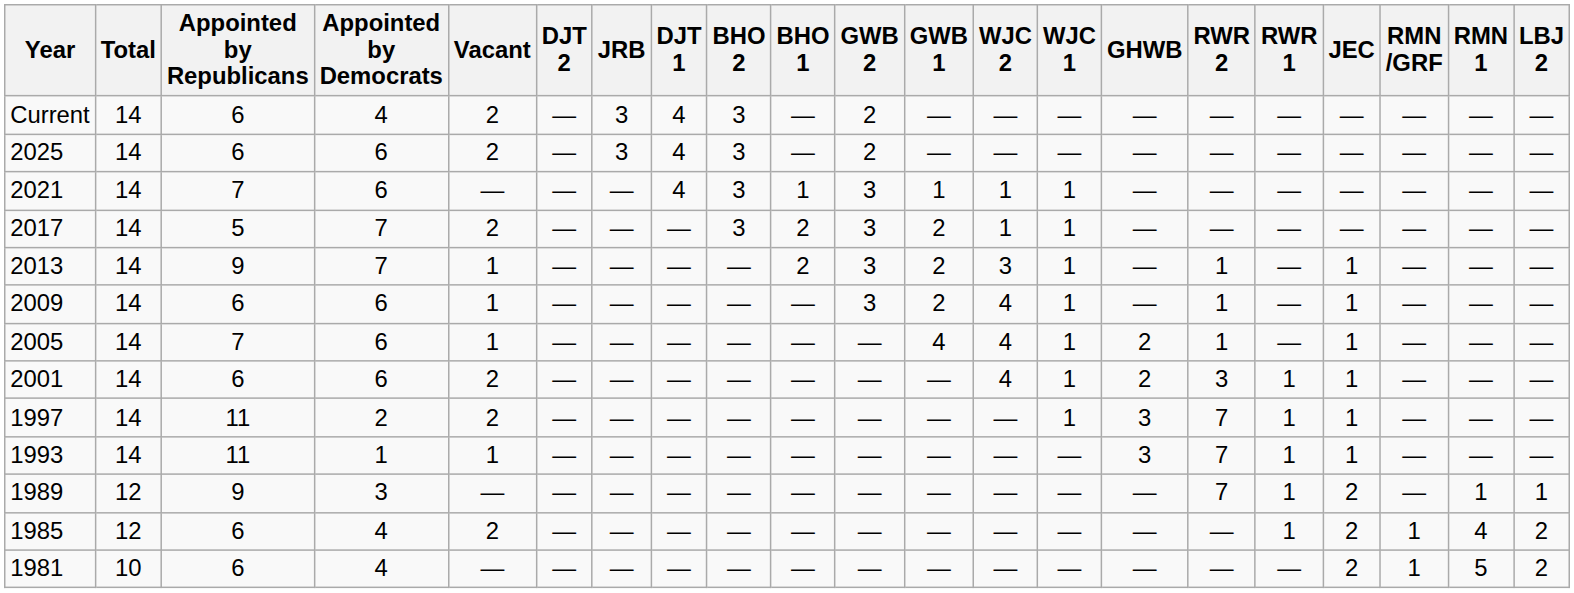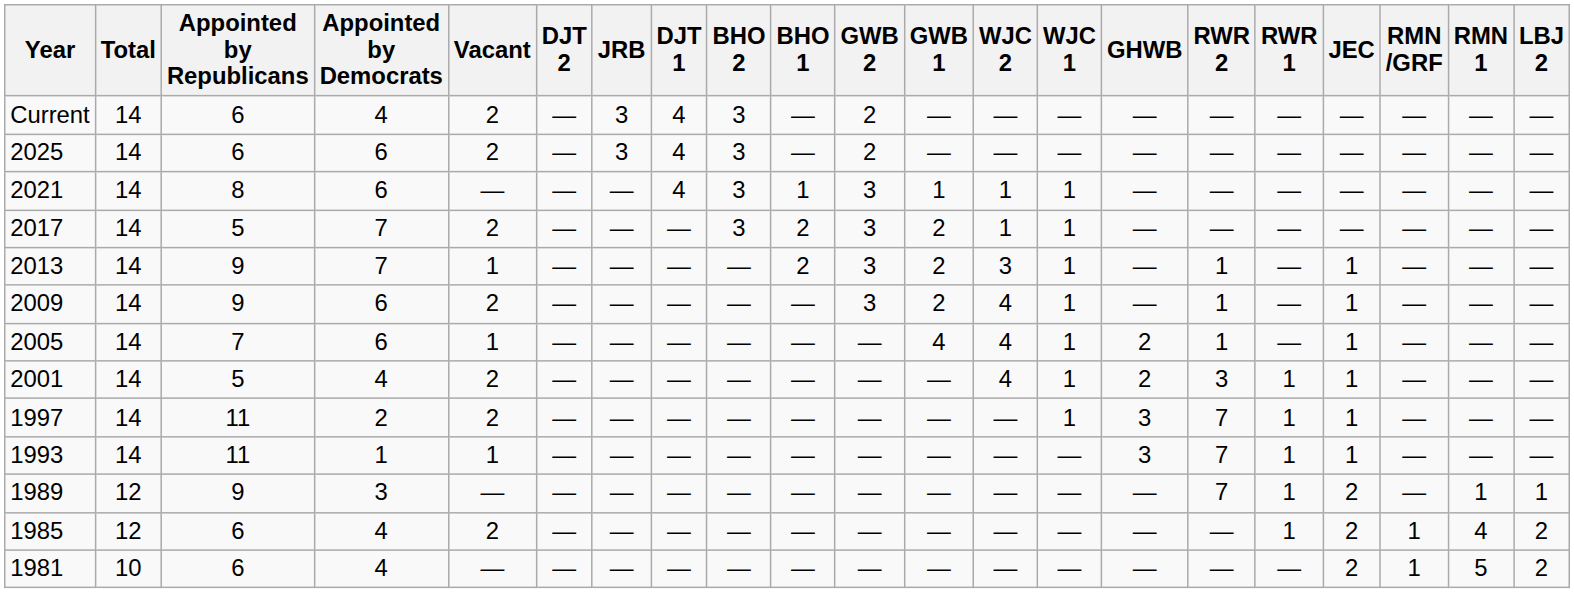(238, 190) 7 -> (238, 190) 8
(238, 303) 6 -> (238, 303) 9
(492, 303) 1 -> (492, 303) 2
(238, 379) 6 -> (238, 379) 5
(381, 379) 6 -> (381, 379) 4
